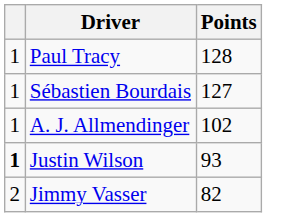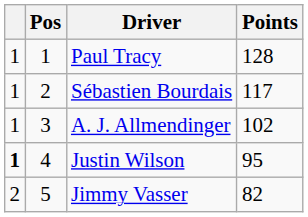+ column: (46, 21)
(216, 91) 127 -> (257, 91) 117
(211, 160) 93 -> (252, 160) 95
